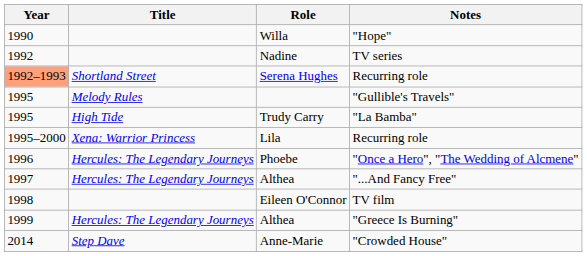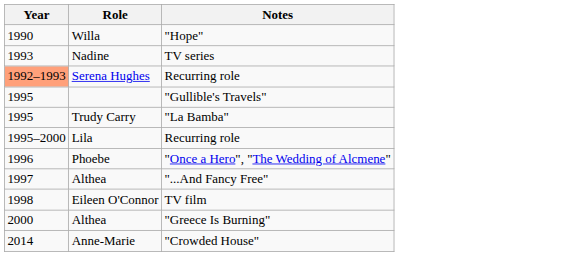- column: (163, 14)
(20, 55) 1992 -> (20, 55) 1993
(20, 220) 1999 -> (20, 220) 2000
